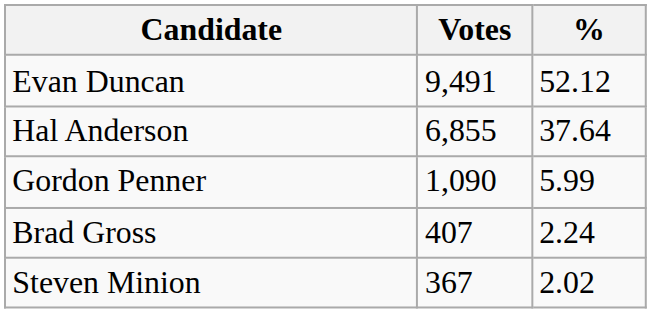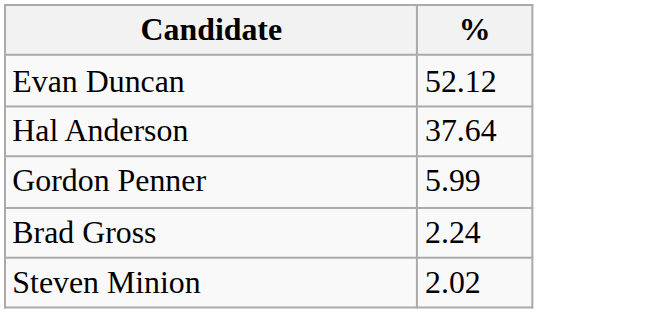- column: (475, 29)
